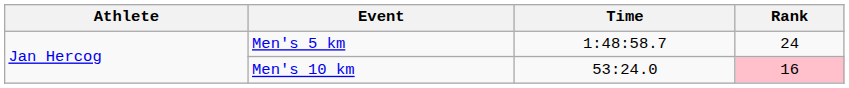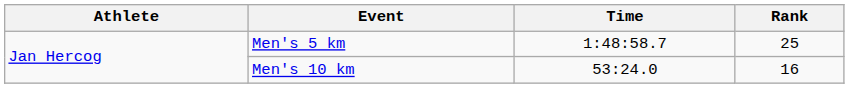(790, 44) 24 -> (790, 44) 25
(790, 70) pink background -> (790, 70) no background
